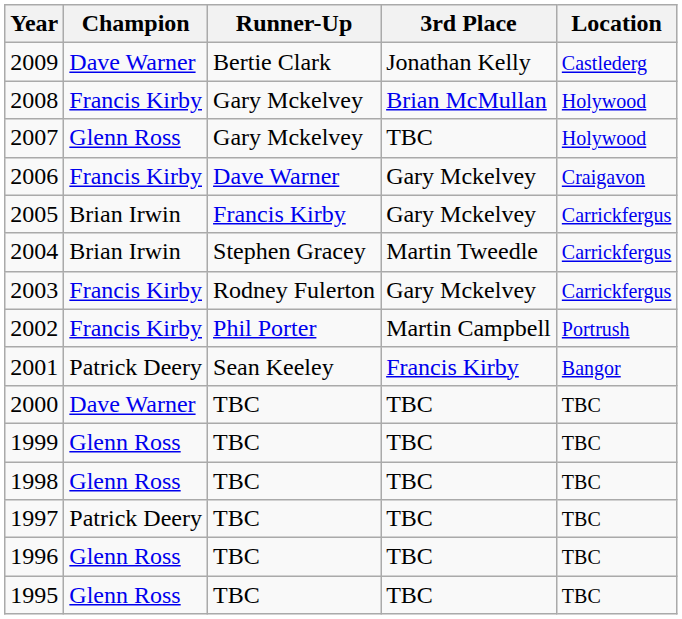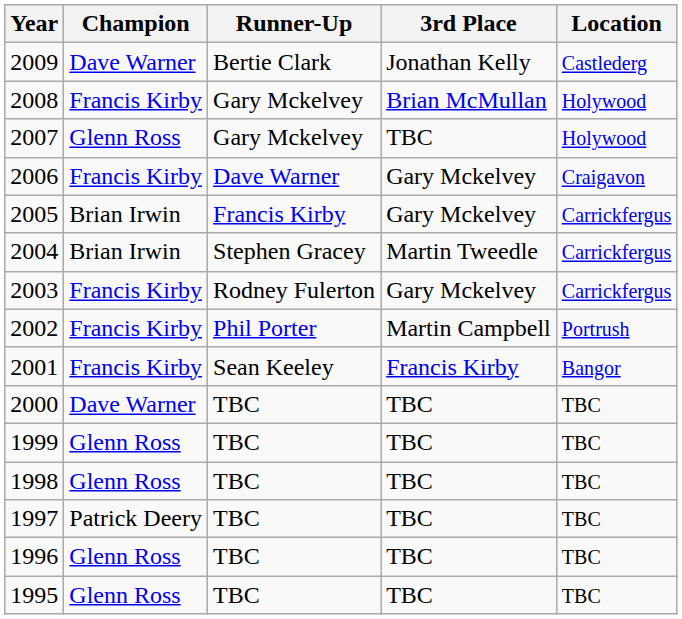(136, 366) Patrick Deery -> (136, 366) Francis Kirby
